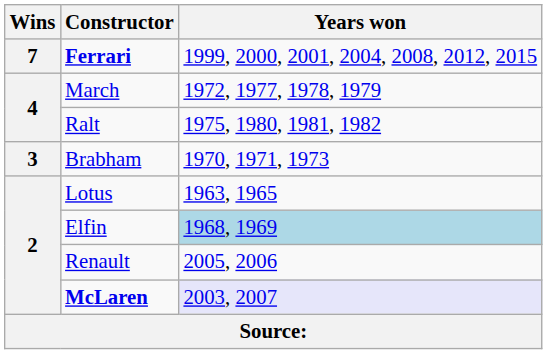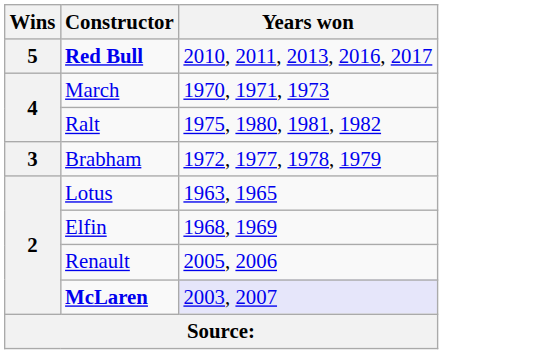- row: (98, 56)
+ row: (104, 56)
(282, 90) 1972, 1977, 1978, 1979 -> (256, 90) 1970, 1971, 1973
(256, 159) 1970, 1971, 1973 -> (282, 159) 1972, 1977, 1978, 1979
(230, 227) lightblue background -> (230, 227) no background
